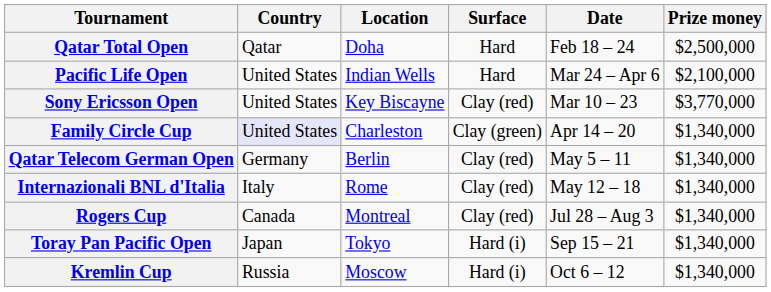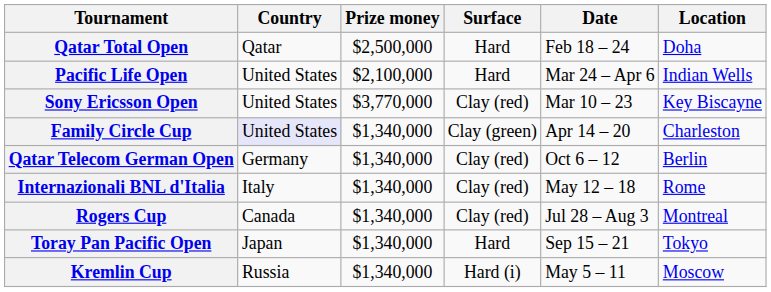columns swapped: (395, 18) <-> (715, 18)
(590, 159) May 5 – 11 -> (582, 159) Oct 6 – 12
(497, 243) Hard (i) -> (492, 243) Hard
(587, 272) Oct 6 – 12 -> (586, 272) May 5 – 11
